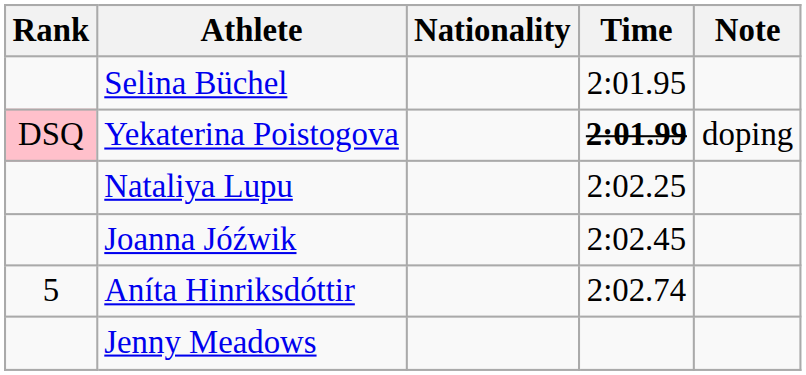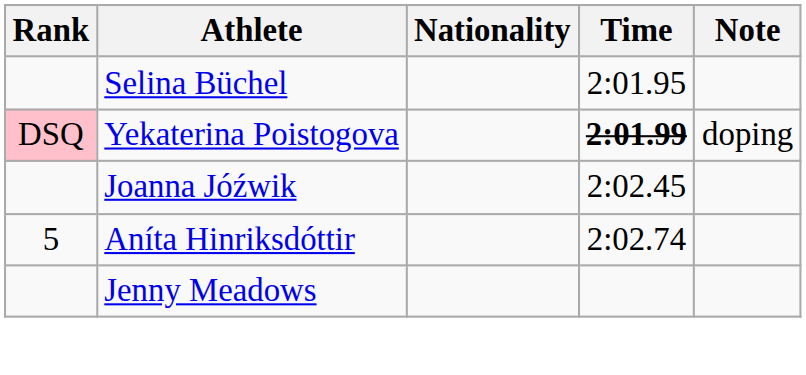- row: (199, 186)
